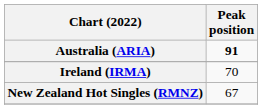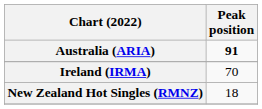(232, 93) 67 -> (232, 93) 18
